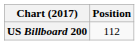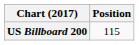(112, 31) 112 -> (112, 31) 115
